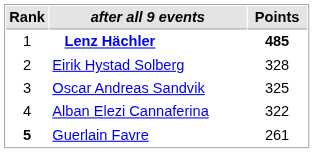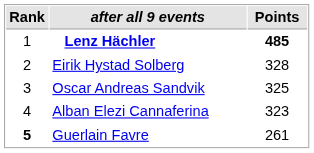(277, 112) 322 -> (277, 112) 323
